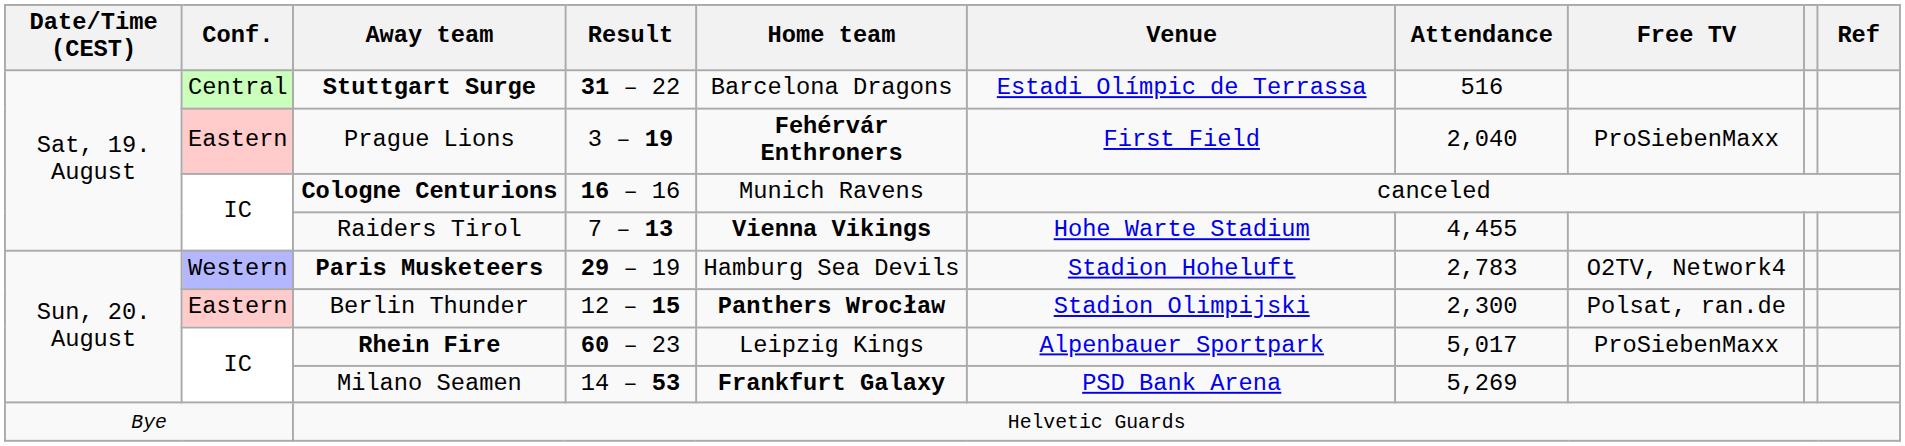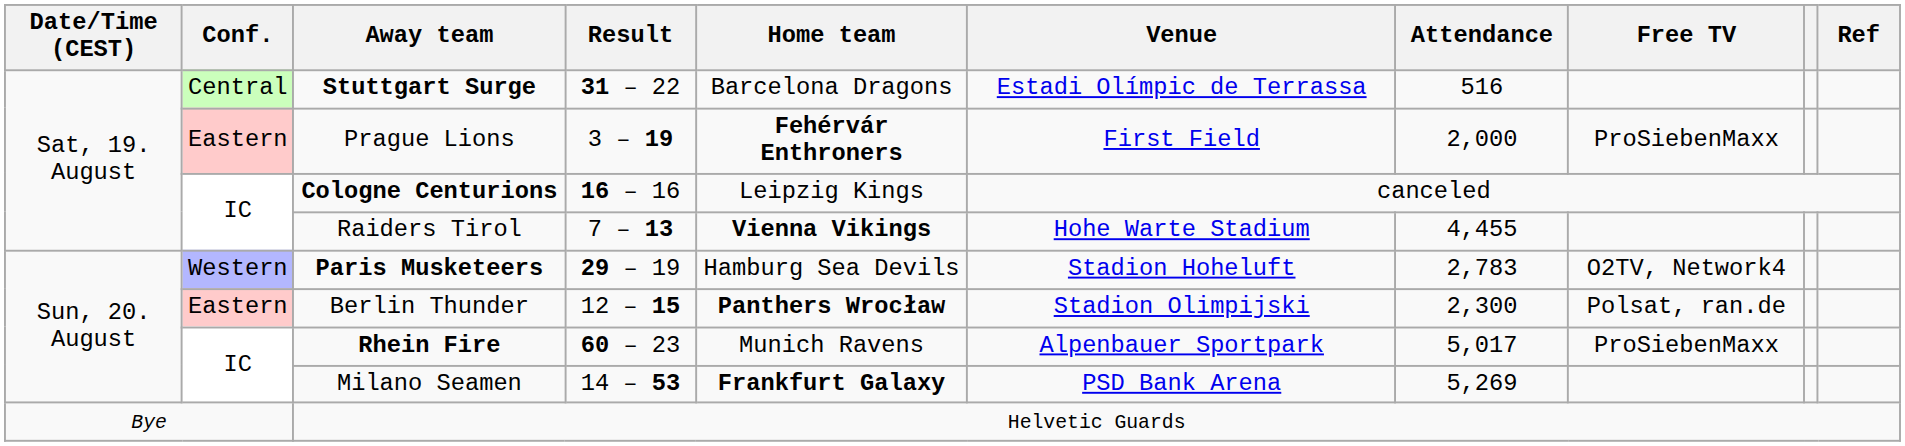(1482, 141) 2,040 -> (1482, 141) 2,000
(832, 193) Munich Ravens -> (832, 193) Leipzig Kings
(832, 346) Leipzig Kings -> (832, 346) Munich Ravens
